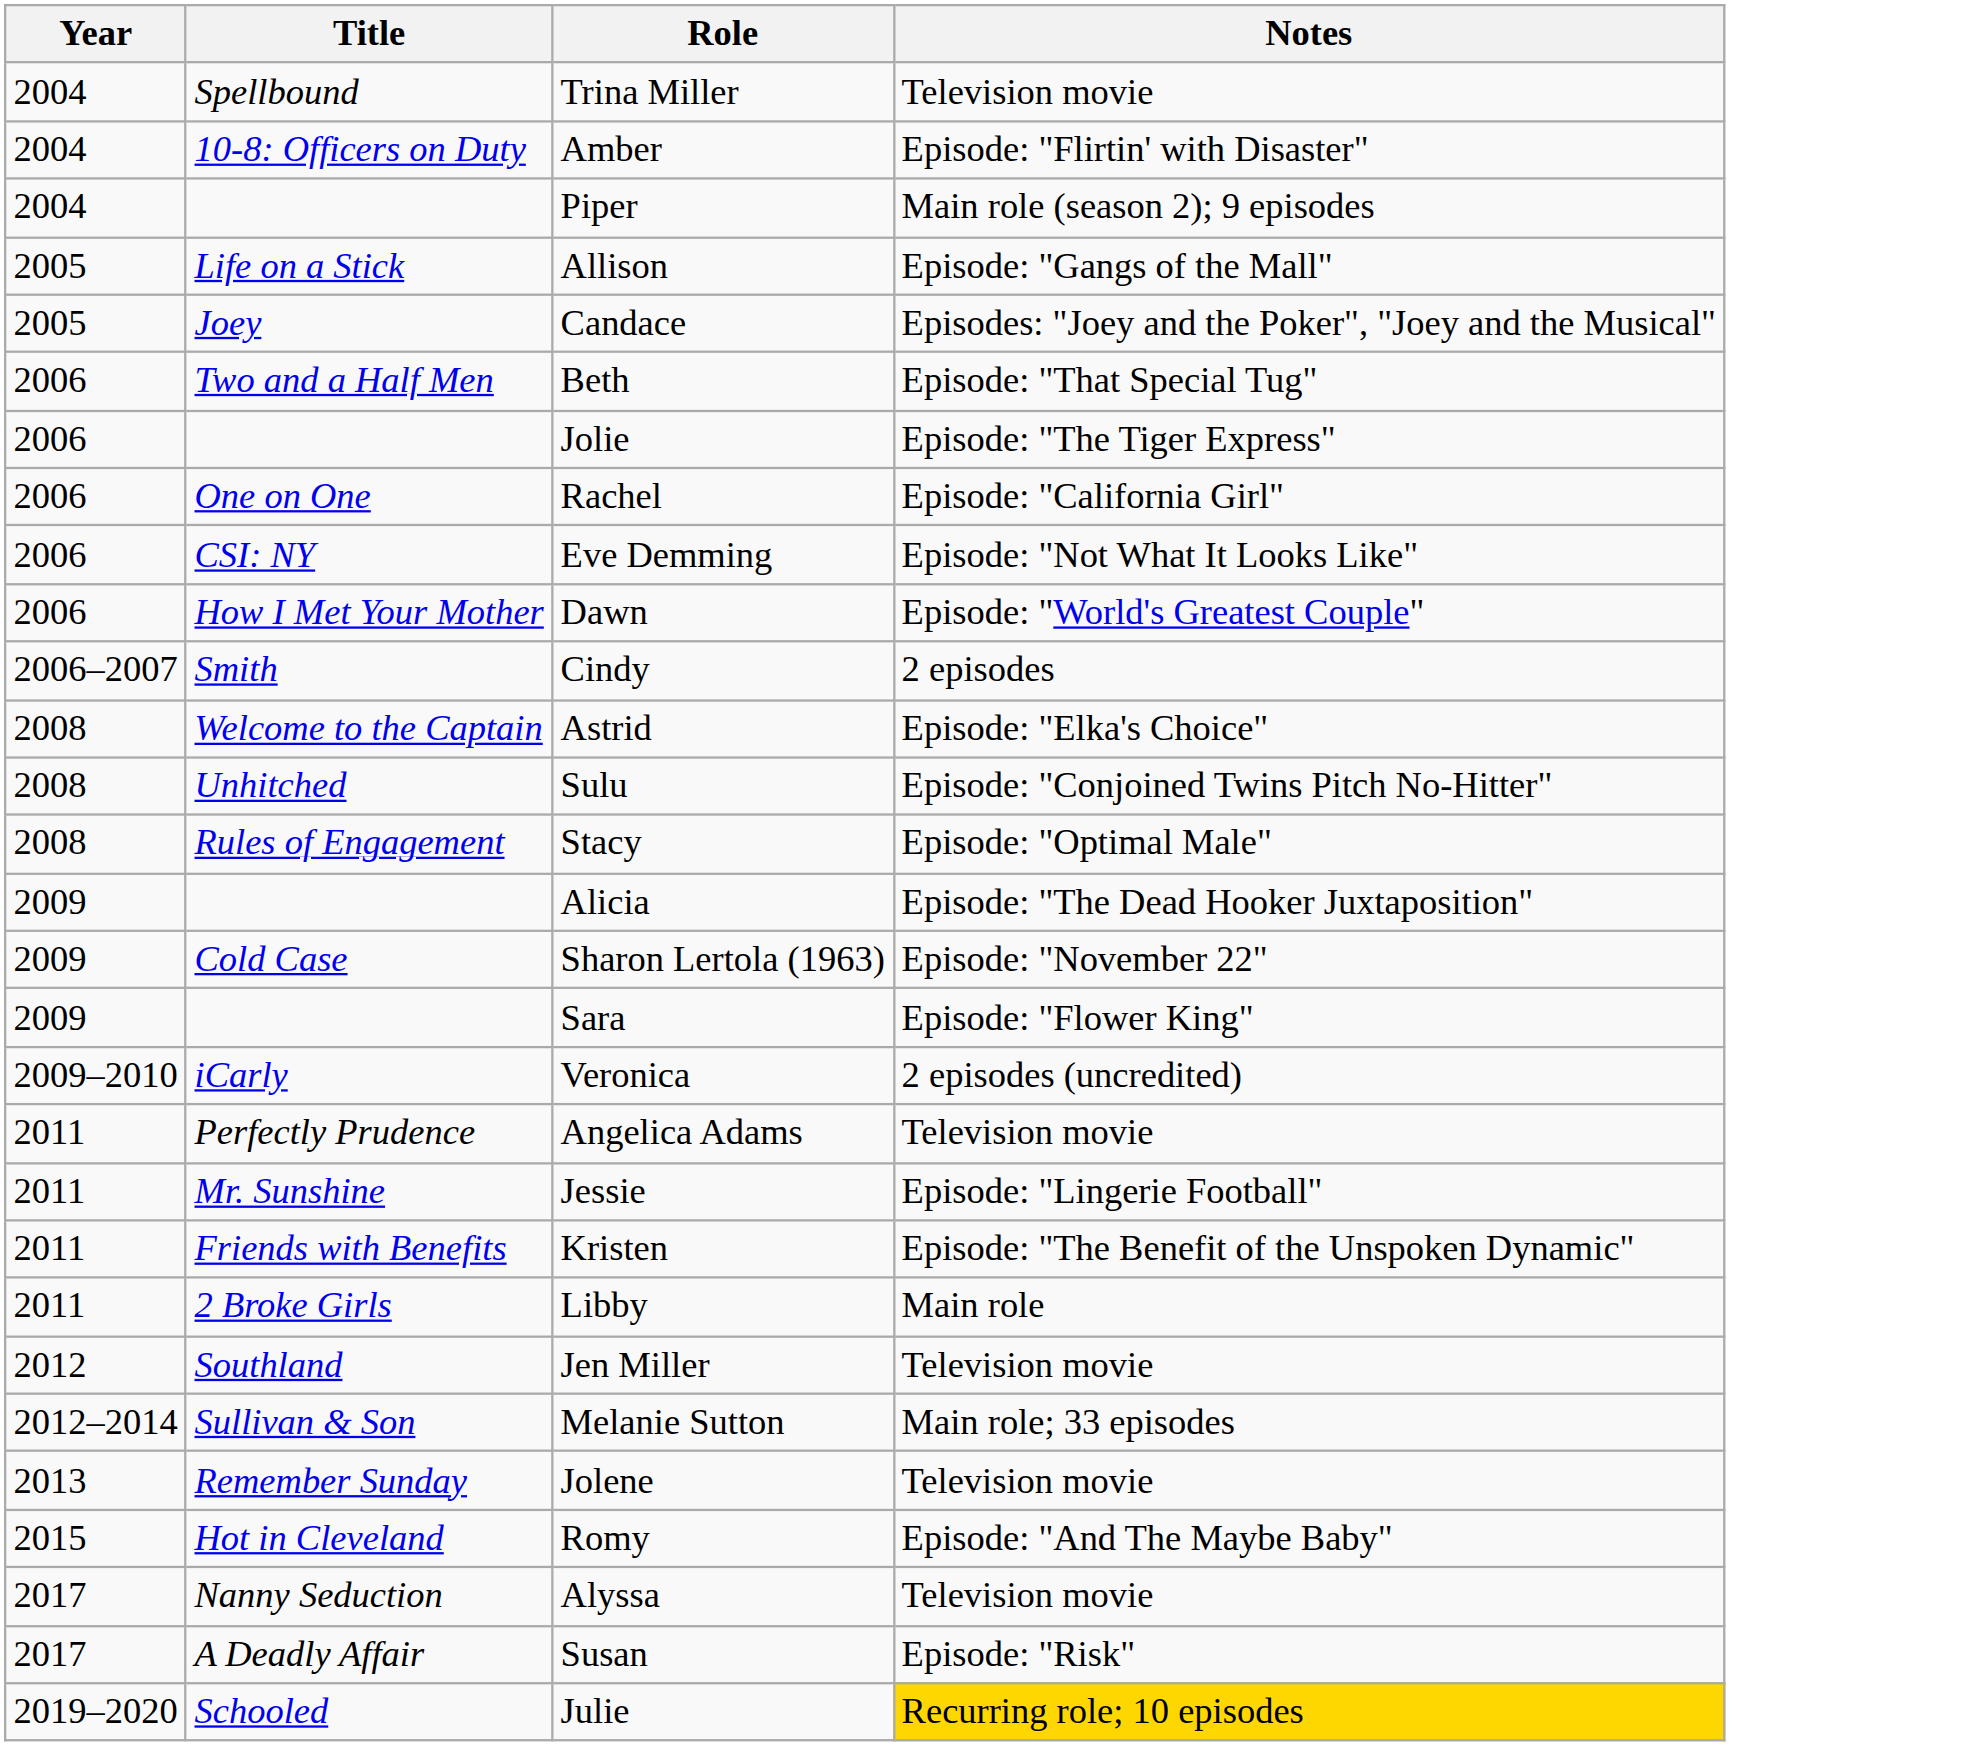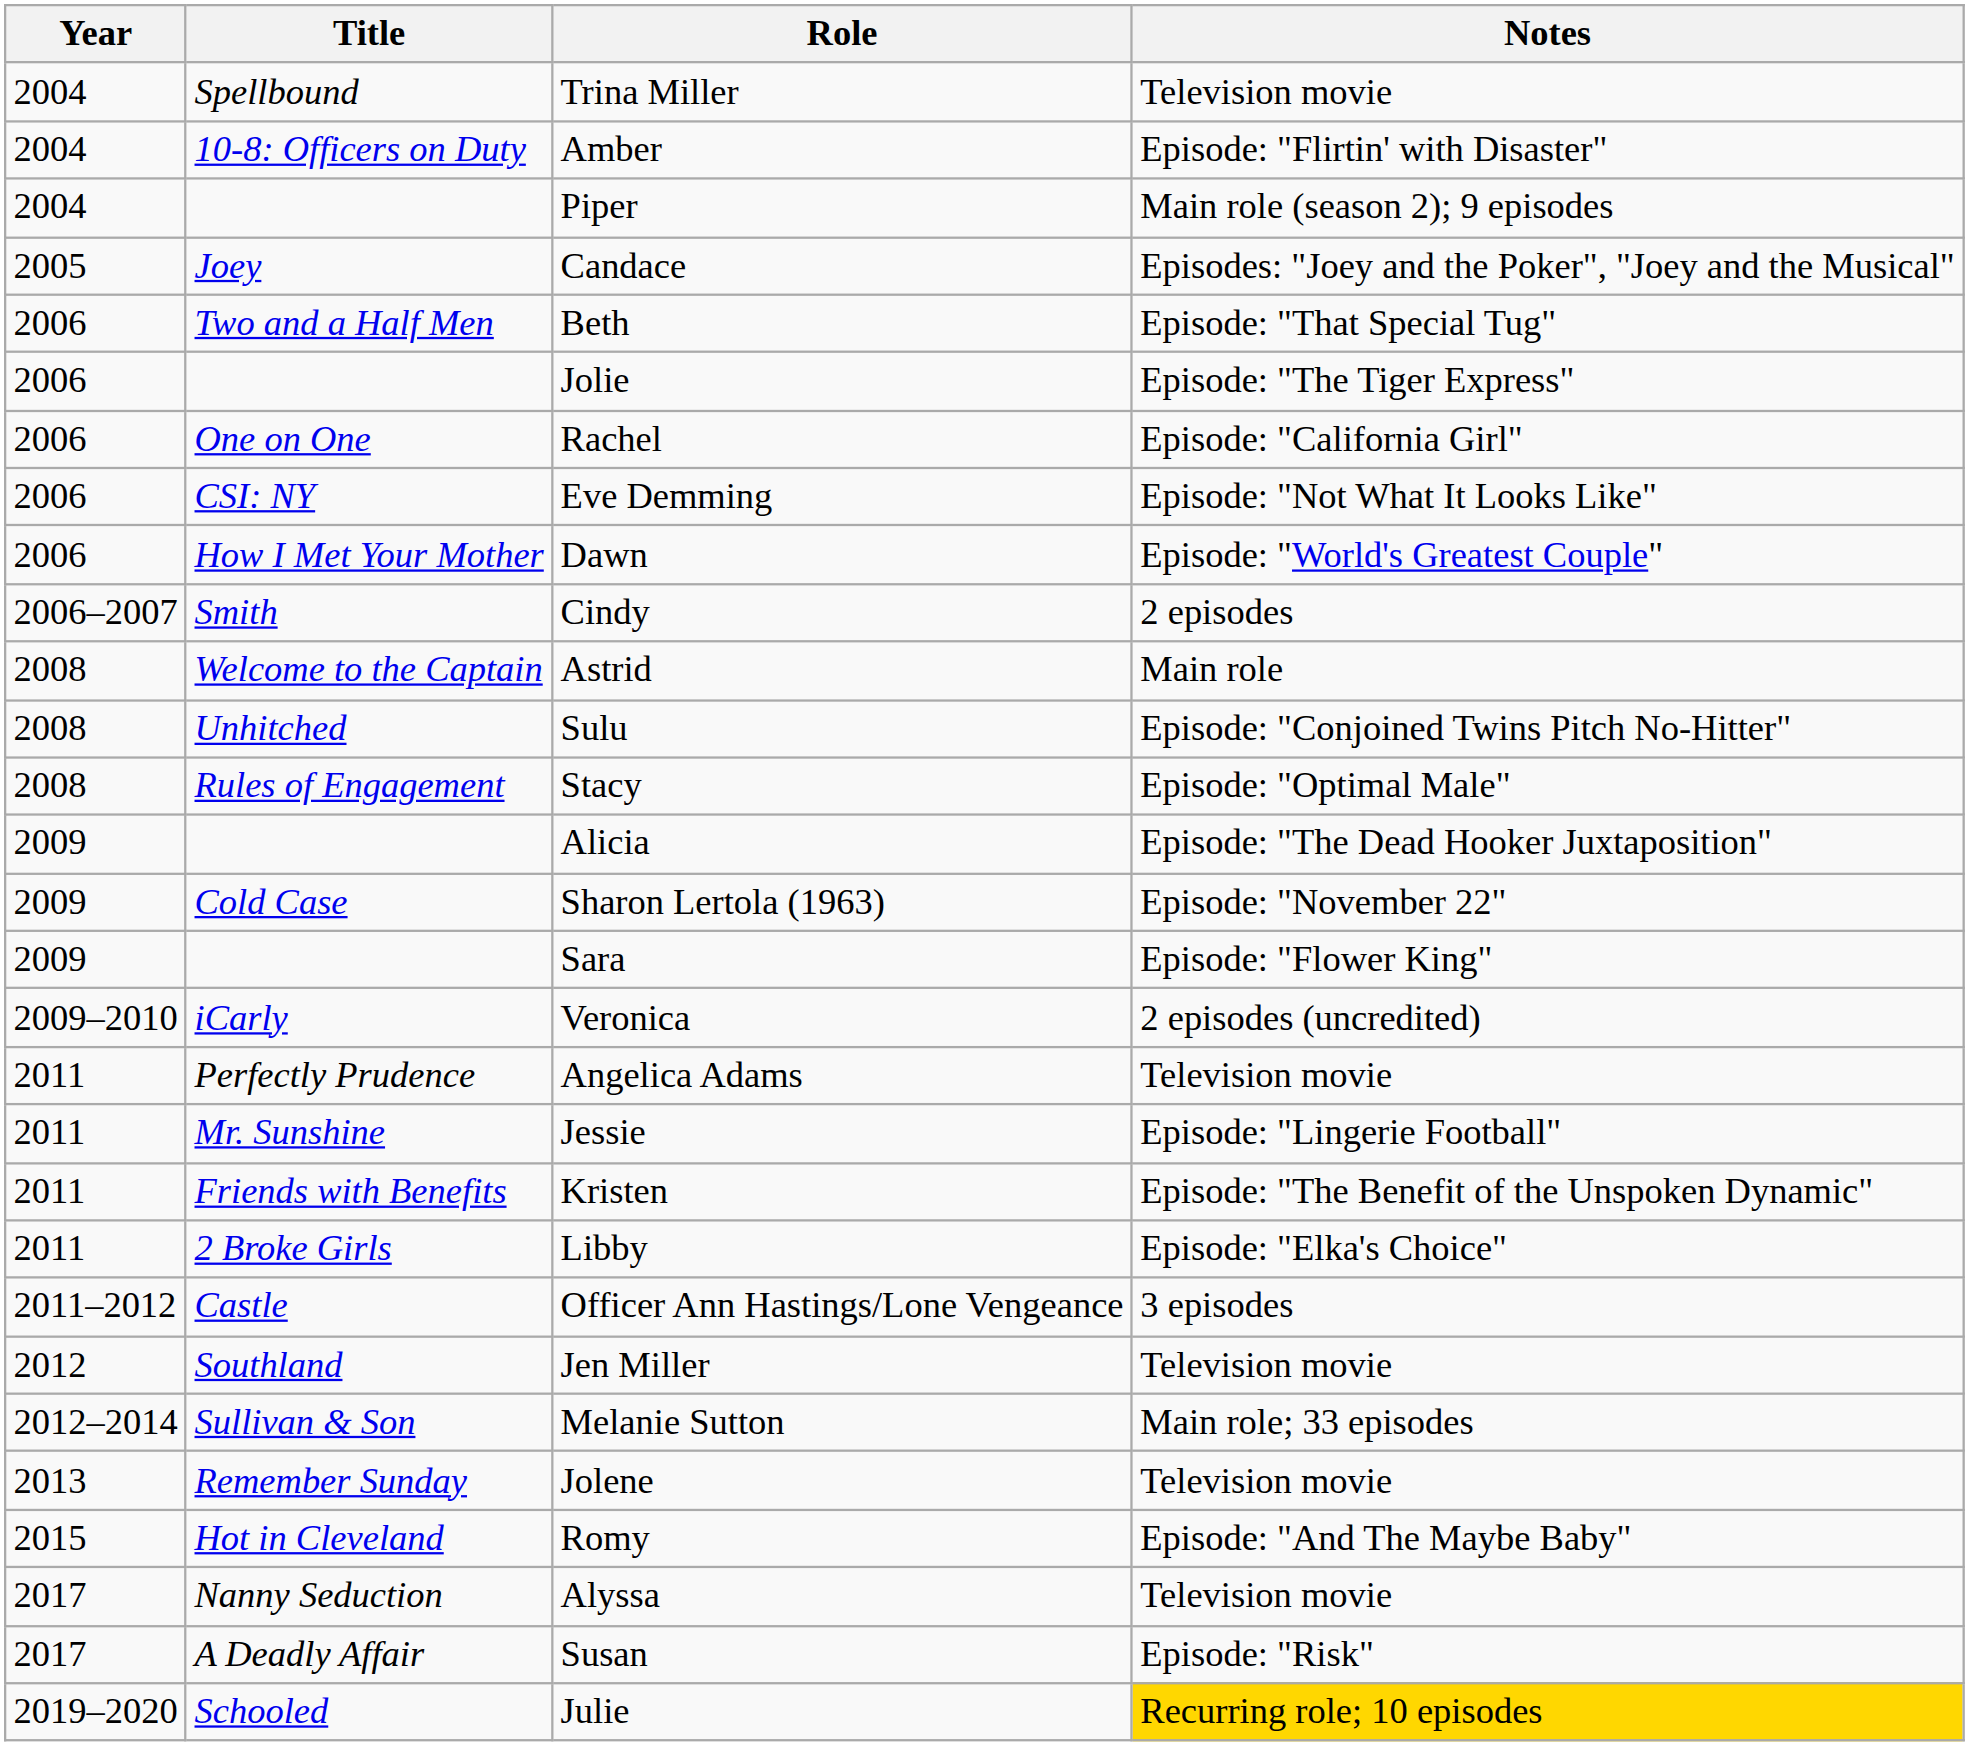- row: (614, 264)
(1085, 727) Episode: "Elka's Choice" -> (1212, 669) Main role
(973, 1306) Main role -> (1324, 1248) Episode: "Elka's Choice"
+ row: (842, 1306)
